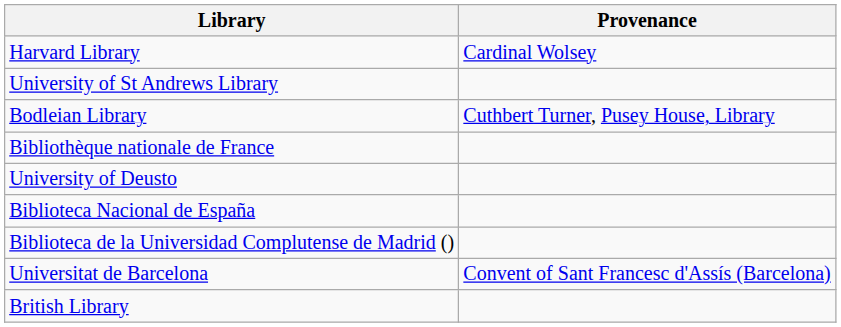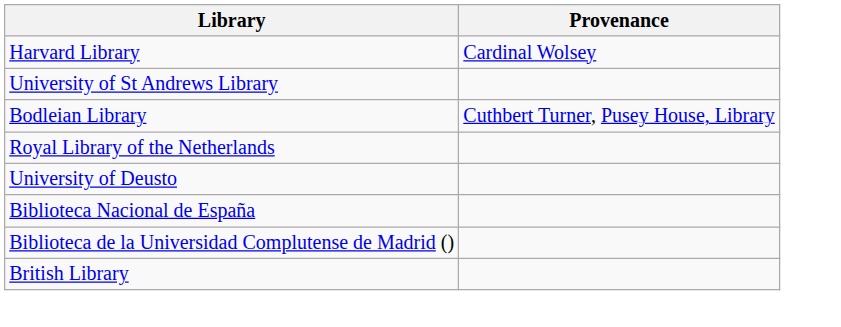+ row: (142, 147)
- row: (142, 147)
- row: (109, 274)
